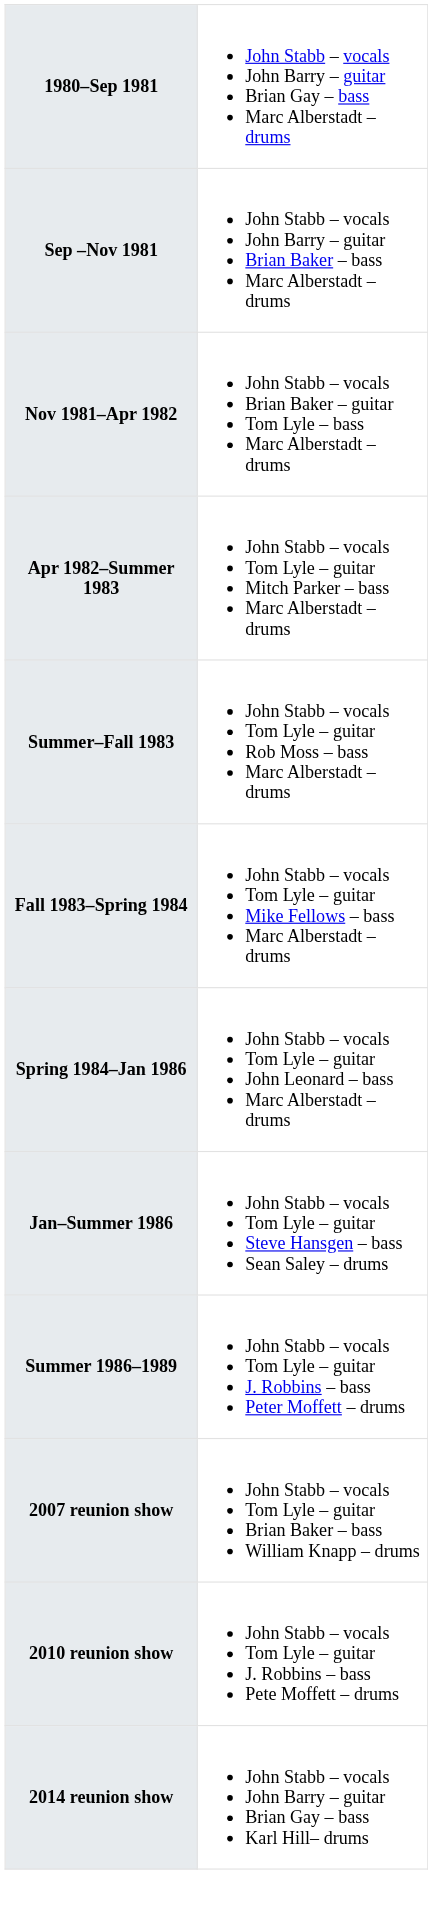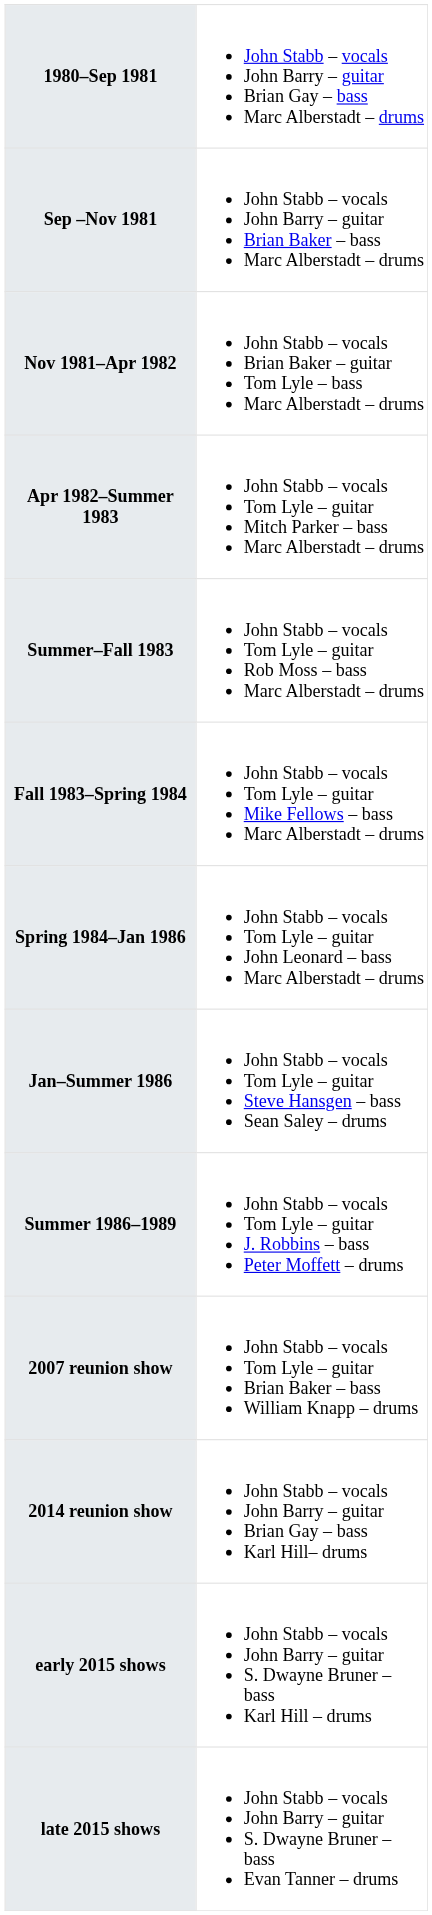- row: (101, 1653)
+ row: (100, 1665)
+ row: (100, 1828)
